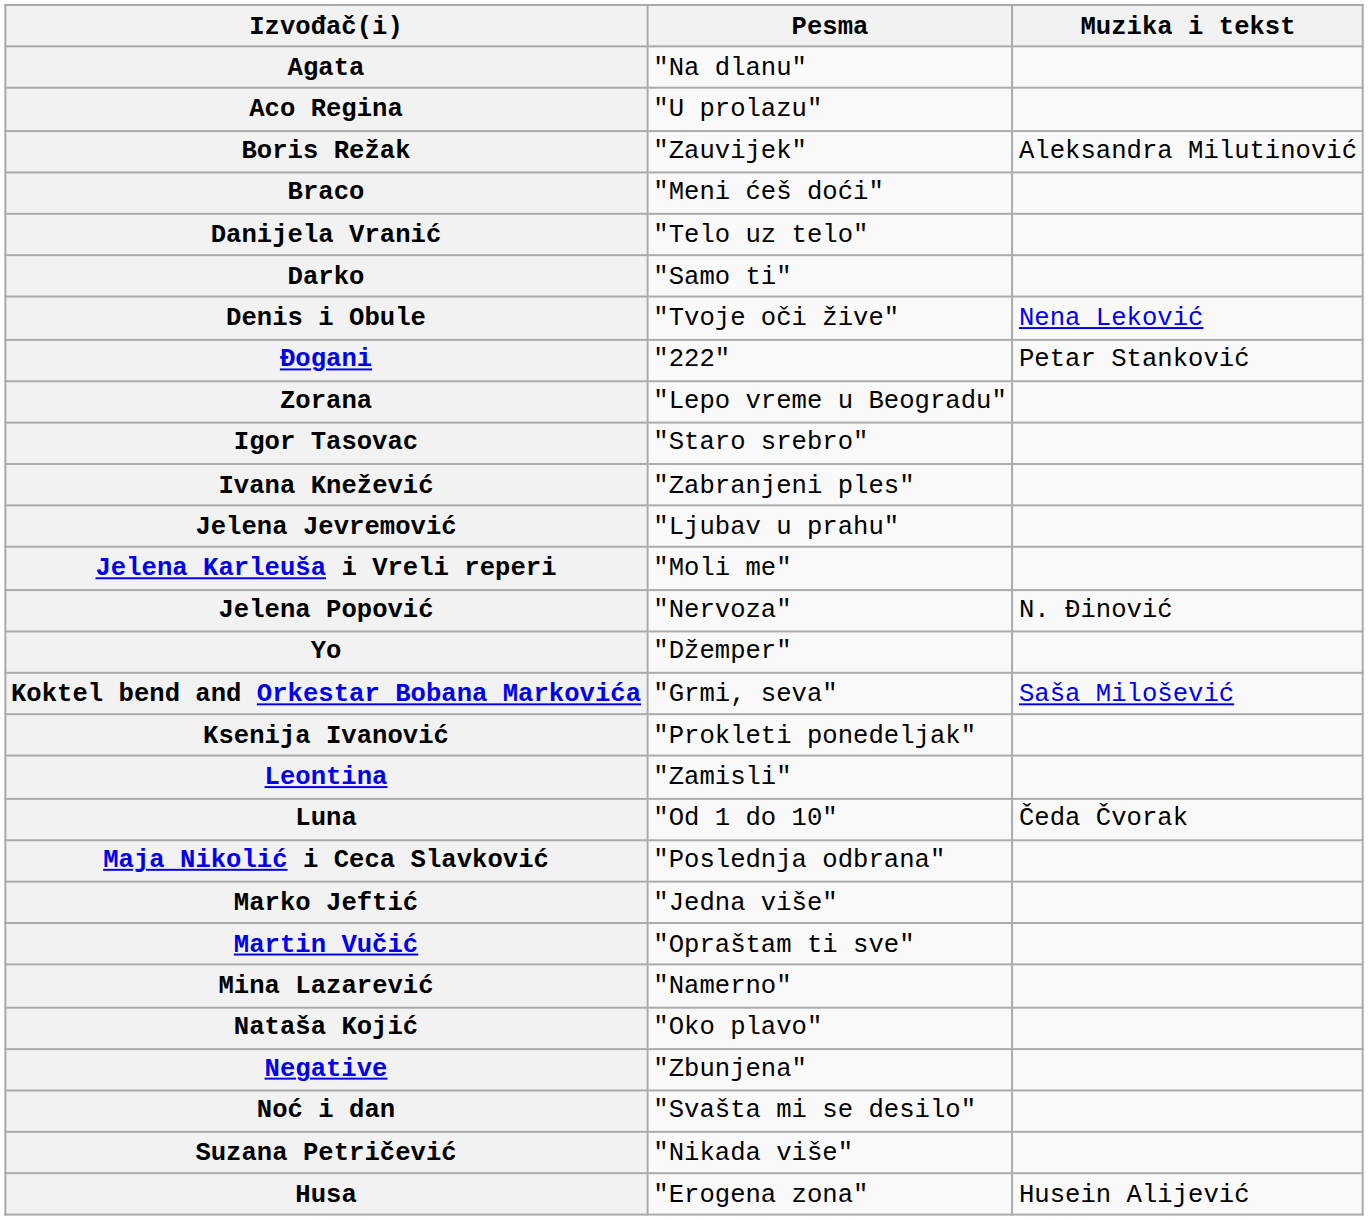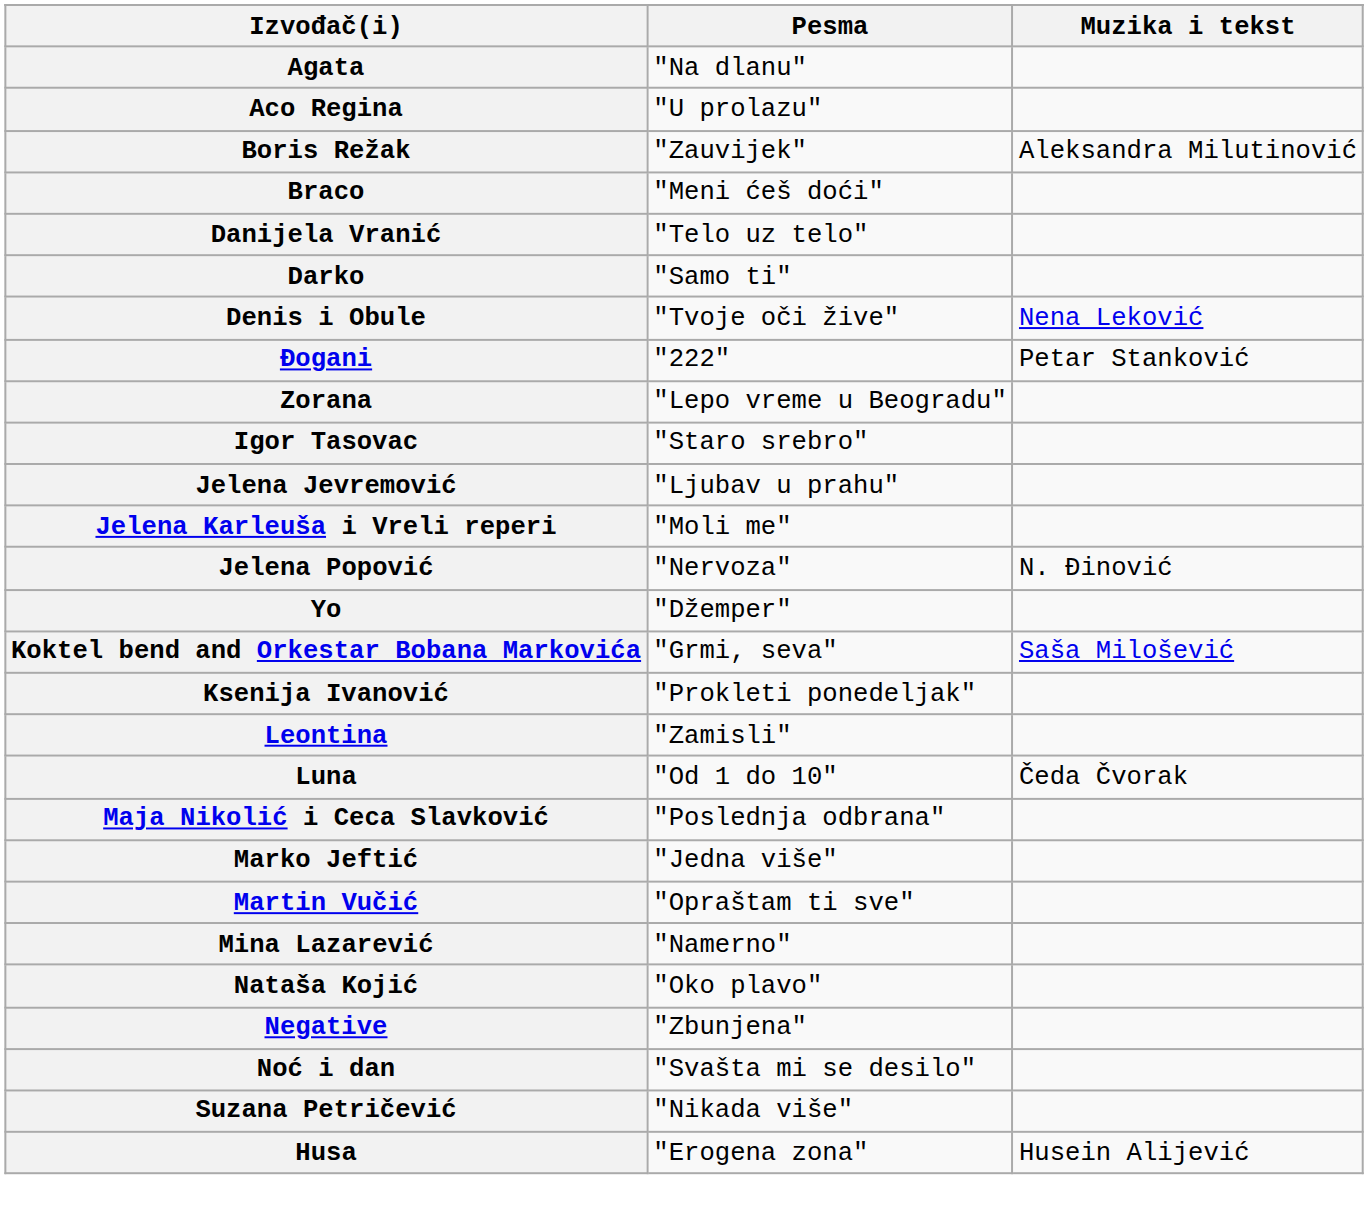- row: (326, 485)
